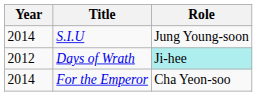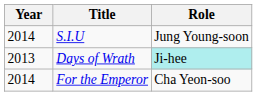(21, 58) 2012 -> (21, 58) 2013
